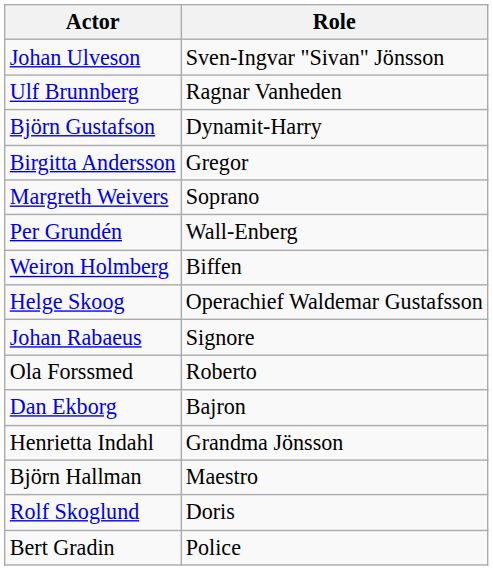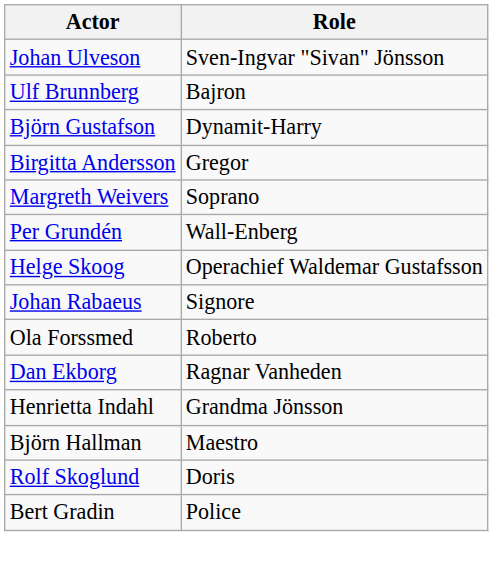(264, 92) Ragnar Vanheden -> (216, 92) Bajron
- row: (89, 267)
(216, 407) Bajron -> (264, 372) Ragnar Vanheden
